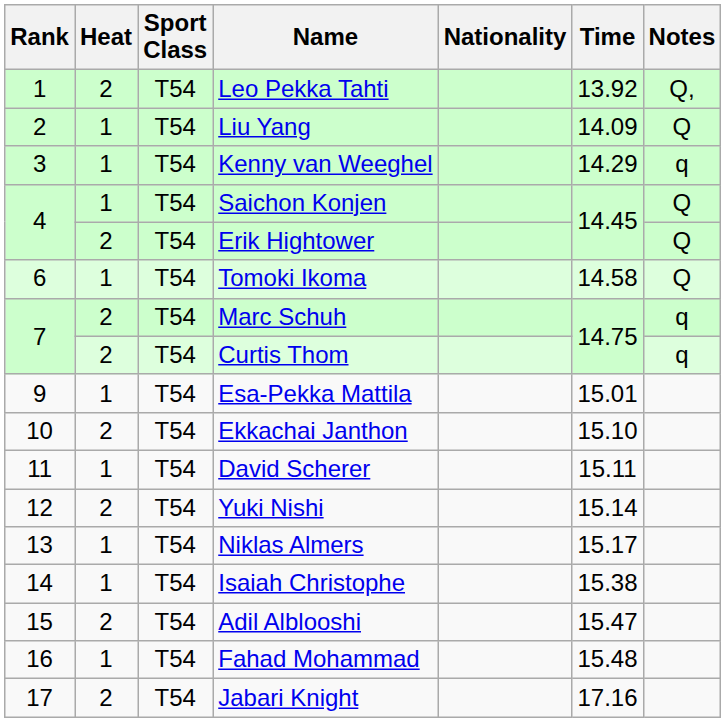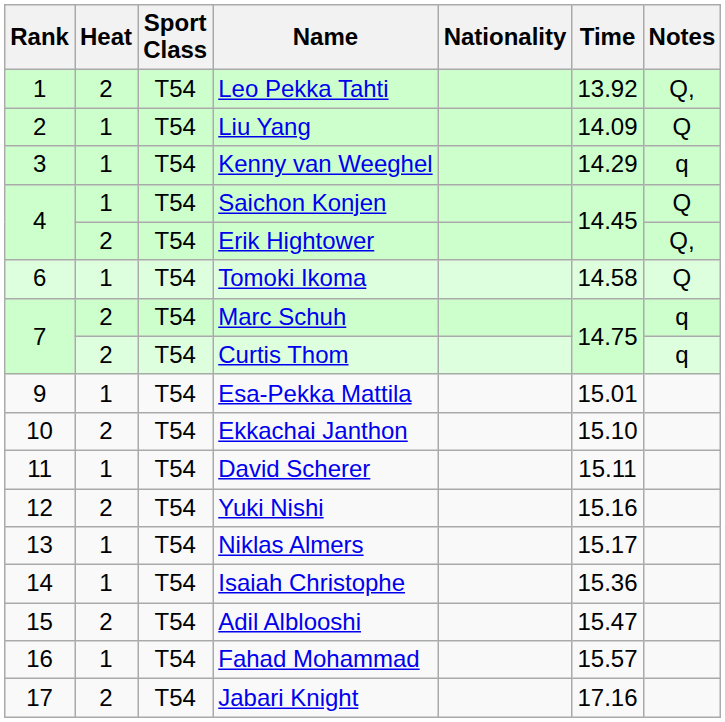(682, 240) Q -> (682, 240) Q,
(607, 507) 15.14 -> (607, 507) 15.16
(607, 583) 15.38 -> (607, 583) 15.36
(607, 659) 15.48 -> (607, 659) 15.57
